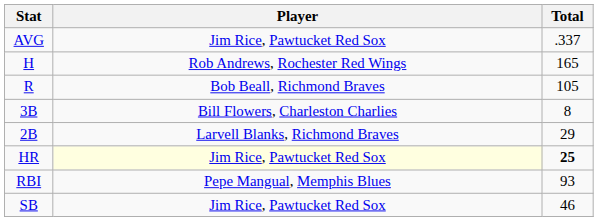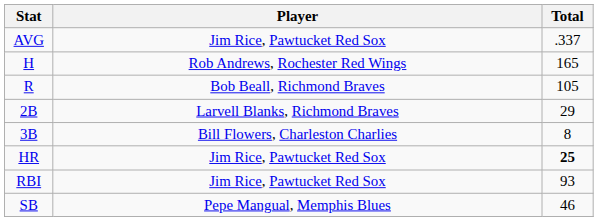rows swapped: (29, 134) <-> (29, 110)
(298, 157) lightyellow background -> (298, 157) no background
(298, 181) Pepe Mangual, Memphis Blues -> (298, 181) Jim Rice, Pawtucket Red Sox
(298, 205) Jim Rice, Pawtucket Red Sox -> (298, 205) Pepe Mangual, Memphis Blues
